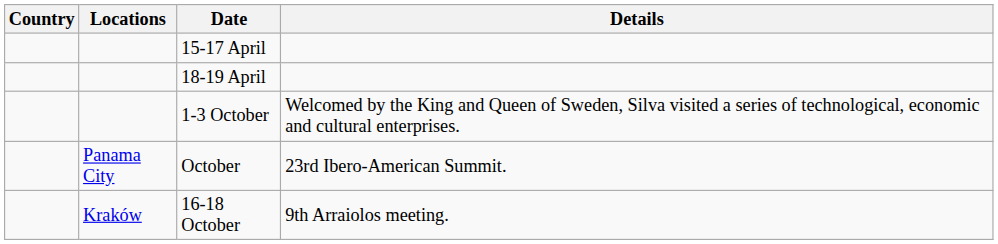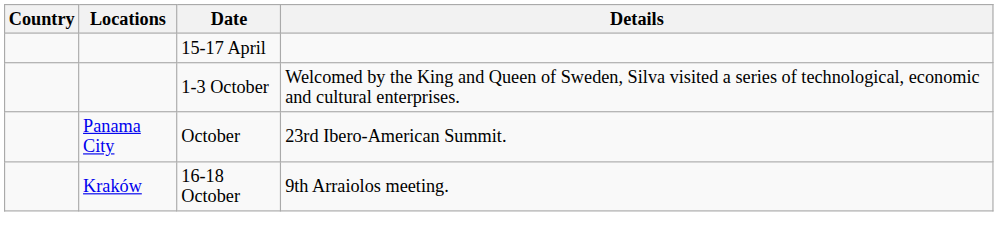- row: (224, 76)
